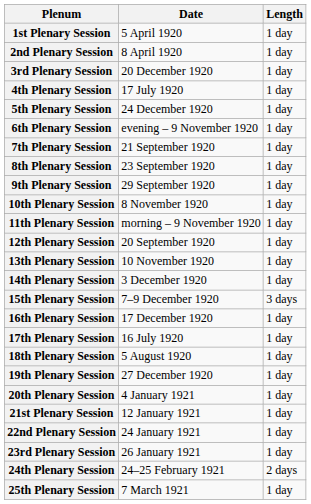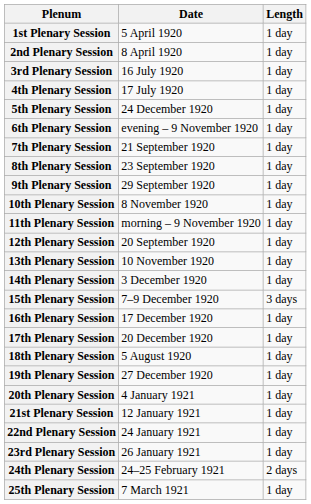(167, 71) 20 December 1920 -> (152, 71) 16 July 1920
(152, 337) 16 July 1920 -> (167, 337) 20 December 1920
